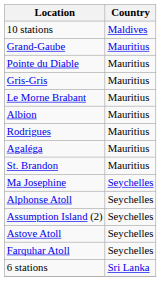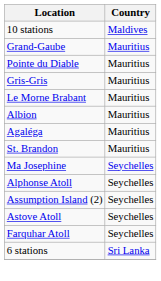- row: (29, 132)
